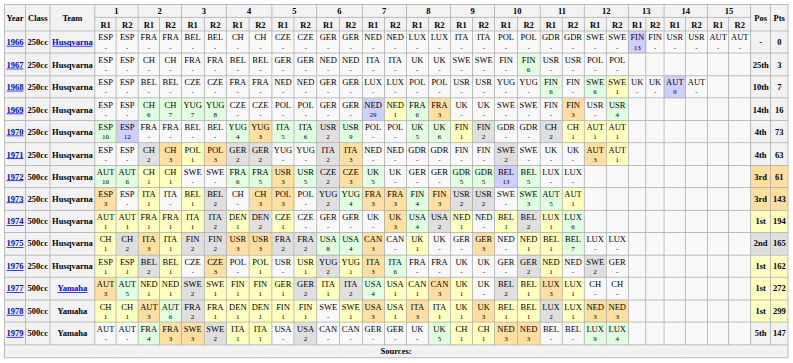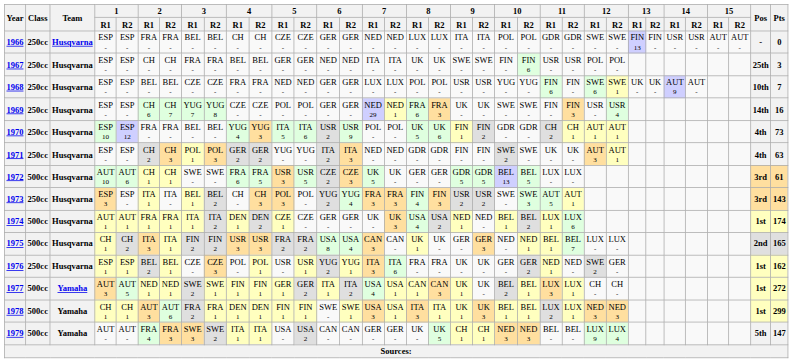(779, 221) 194 -> (779, 221) 174
